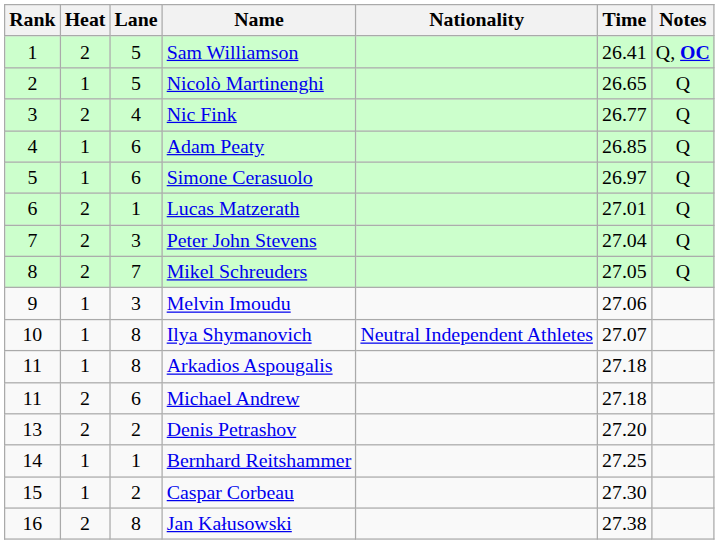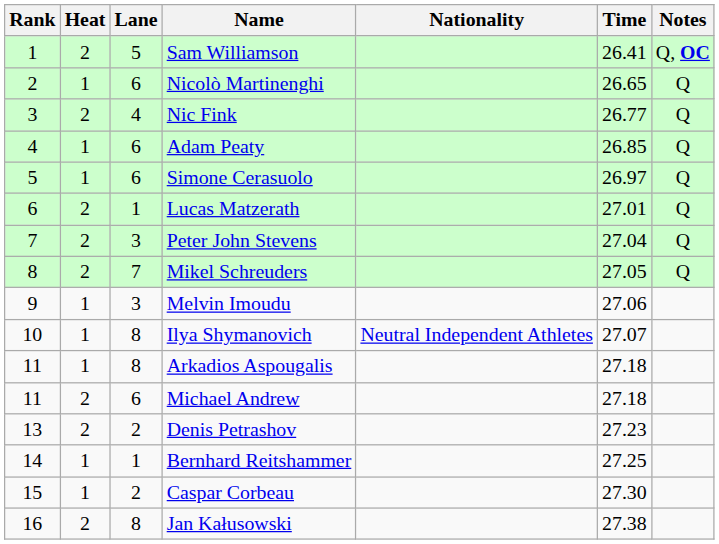(136, 83) 5 -> (136, 83) 6
(624, 429) 27.20 -> (624, 429) 27.23
